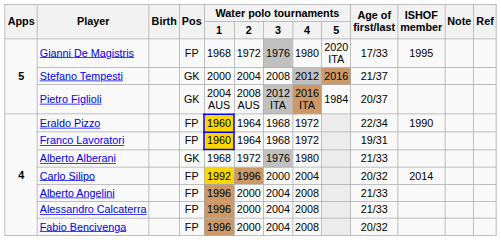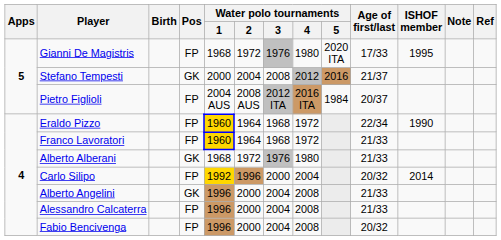(192, 100) GK -> (192, 100) FP
(374, 141) 19/31 -> (374, 141) 21/33
(192, 193) FP -> (192, 193) GK
